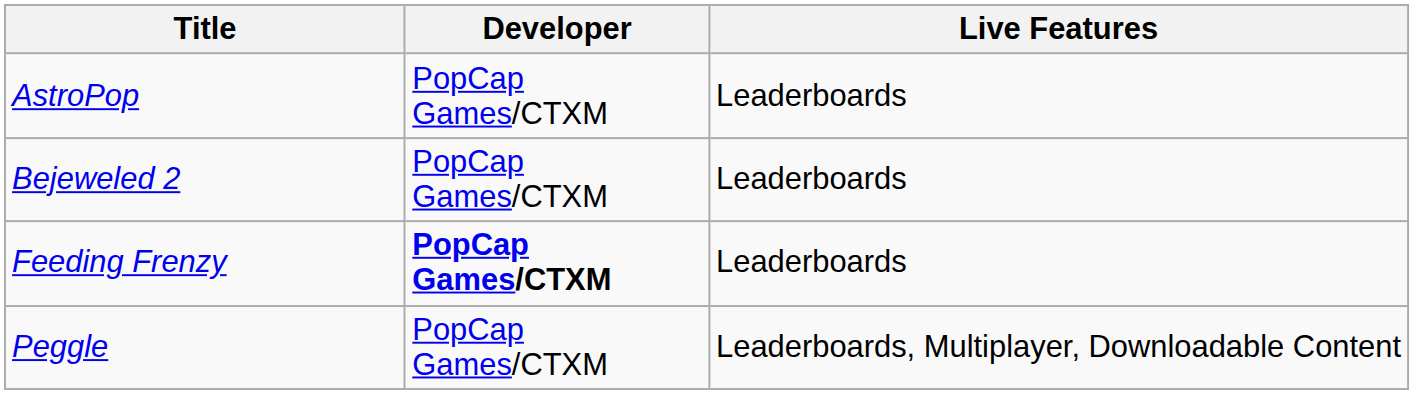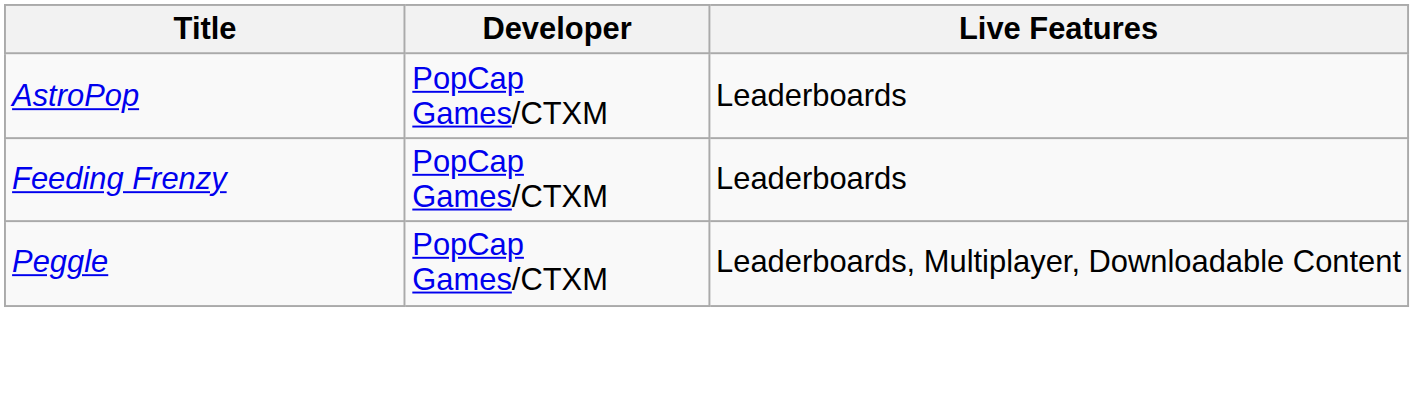- row: (96, 179)
(512, 262) bold -> (510, 179) normal
